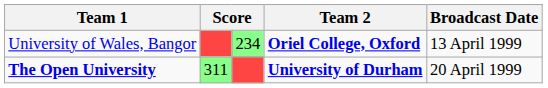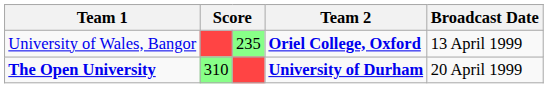(248, 43) 234 -> (248, 43) 235
(216, 69) 311 -> (216, 69) 310
